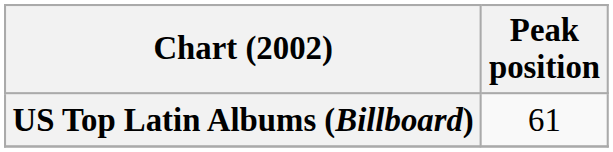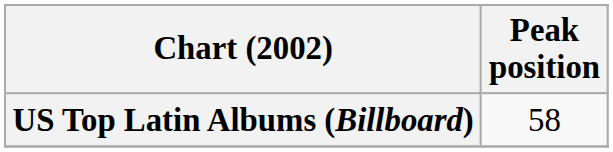(544, 119) 61 -> (544, 119) 58
